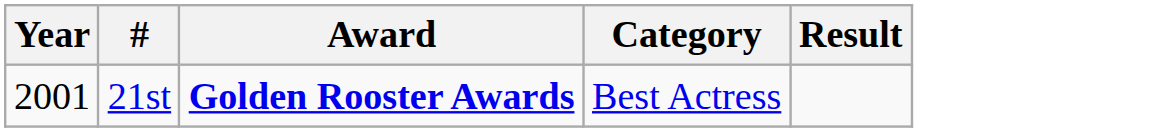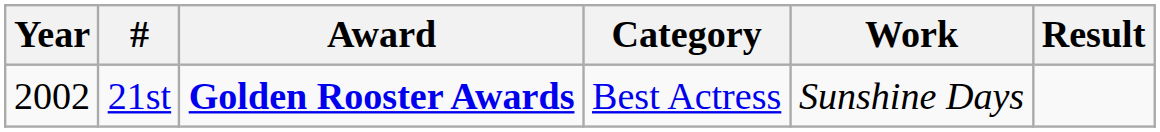+ column: (912, 34)
(52, 95) 2001 -> (52, 95) 2002
